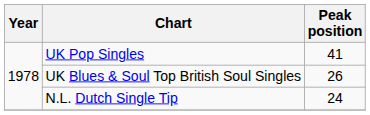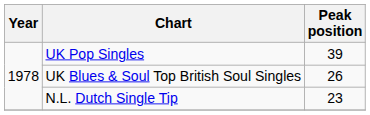(335, 53) 41 -> (335, 53) 39
(335, 98) 24 -> (335, 98) 23
